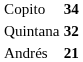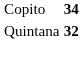- row: (26, 53)
